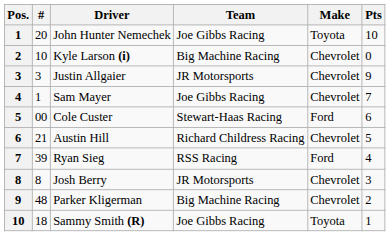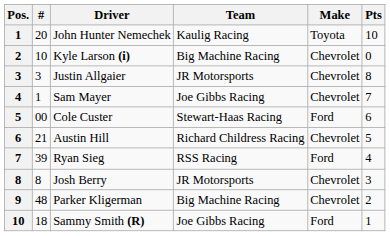(220, 35) Joe Gibbs Racing -> (213, 35) Kaulig Racing
(368, 76) 9 -> (368, 76) 8
(328, 220) Toyota -> (322, 220) Ford
